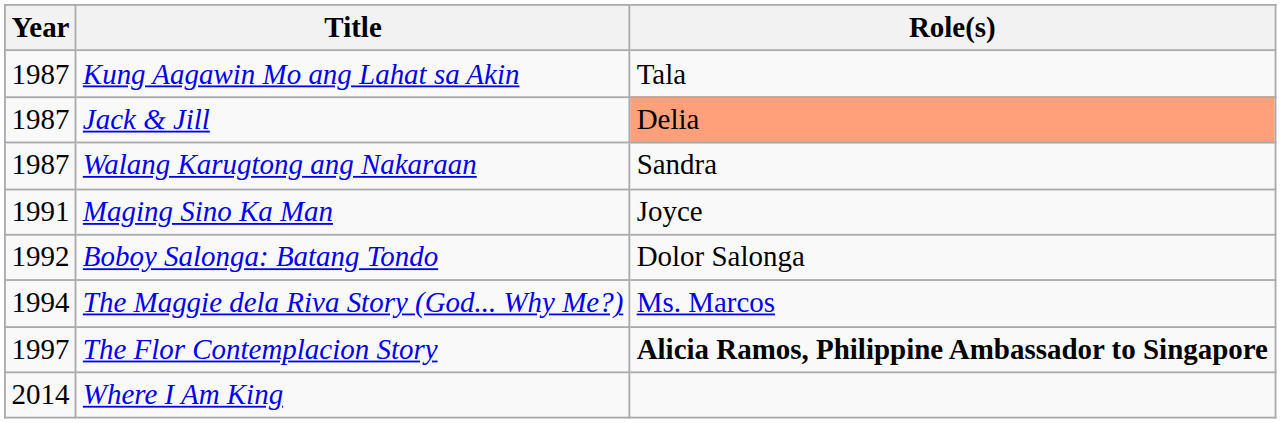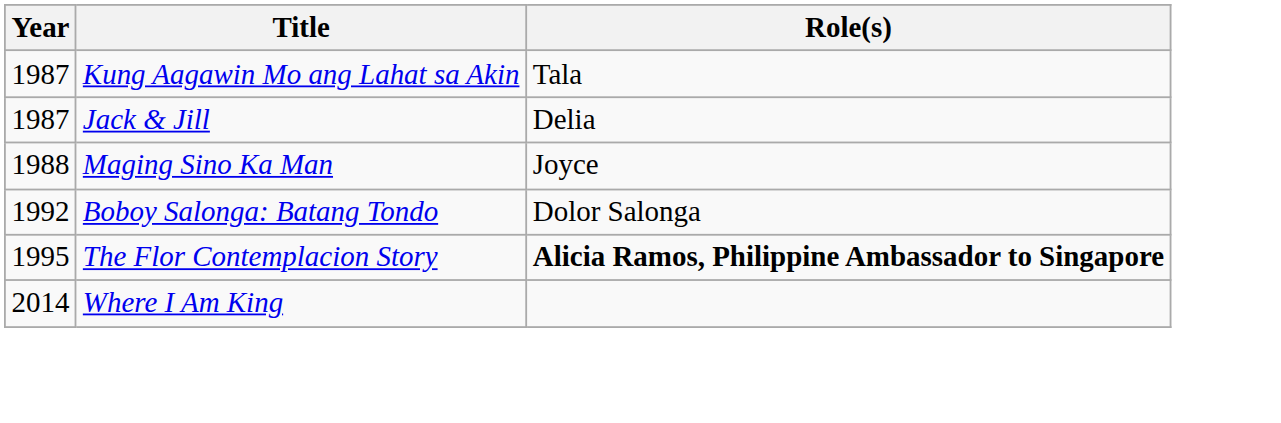(668, 119) lightsalmon background -> (564, 119) no background
- row: (280, 165)
(41, 211) 1991 -> (41, 165) 1988
- row: (353, 303)
(41, 348) 1997 -> (41, 257) 1995
